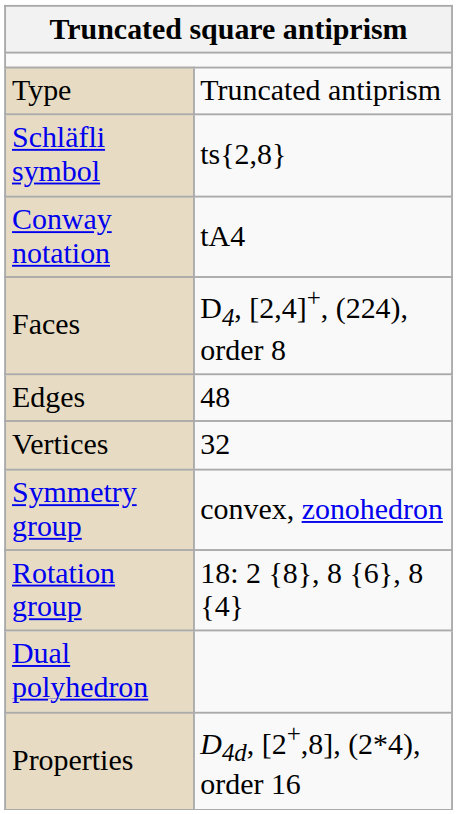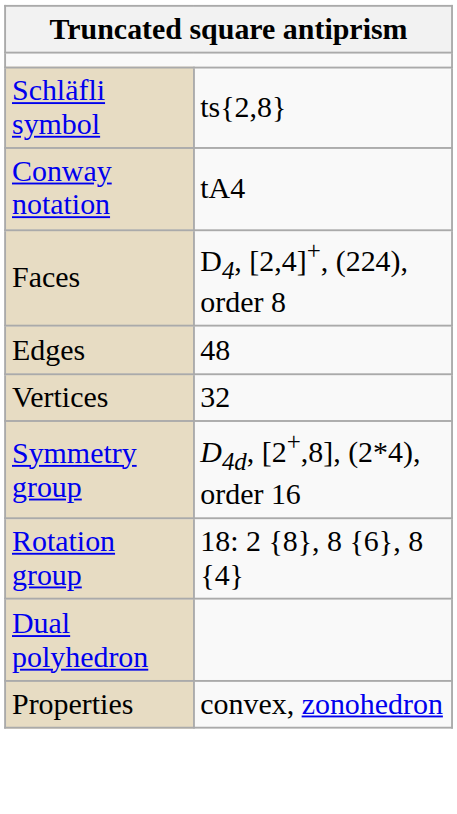- row: (42, 90)
(322, 508) convex, zonohedron -> (310, 469) D4d, [2+,8], (2*4), order 16
(310, 760) D4d, [2+,8], (2*4), order 16 -> (322, 703) convex, zonohedron
